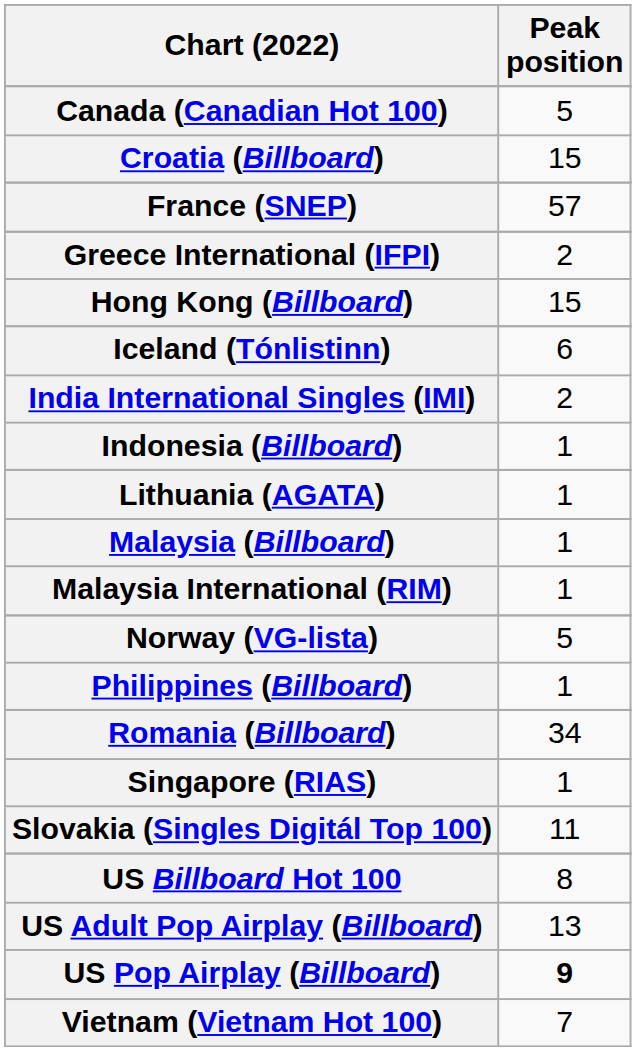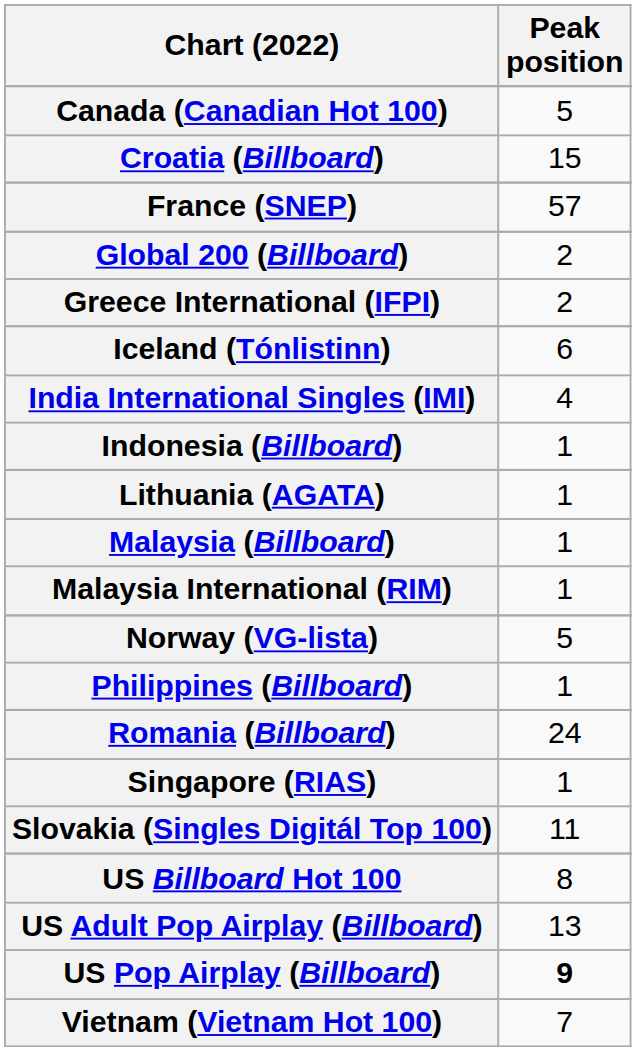+ row: (252, 254)
- row: (252, 302)
(565, 398) 2 -> (565, 398) 4
(565, 733) 34 -> (565, 733) 24
